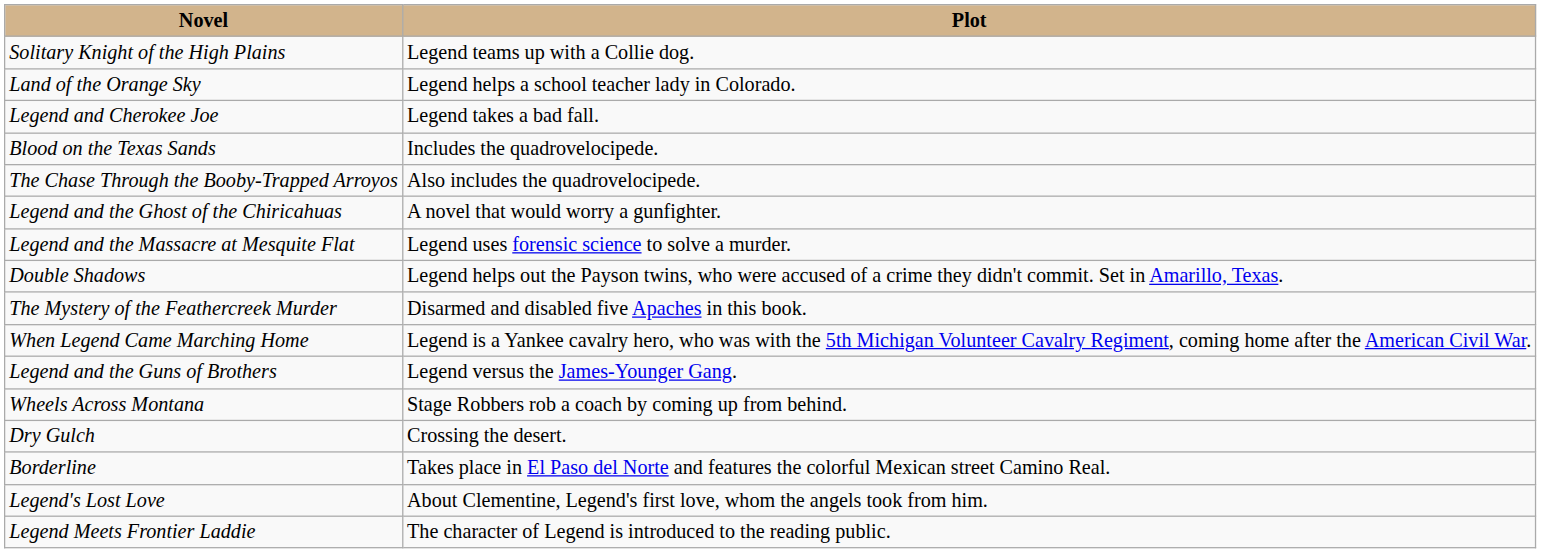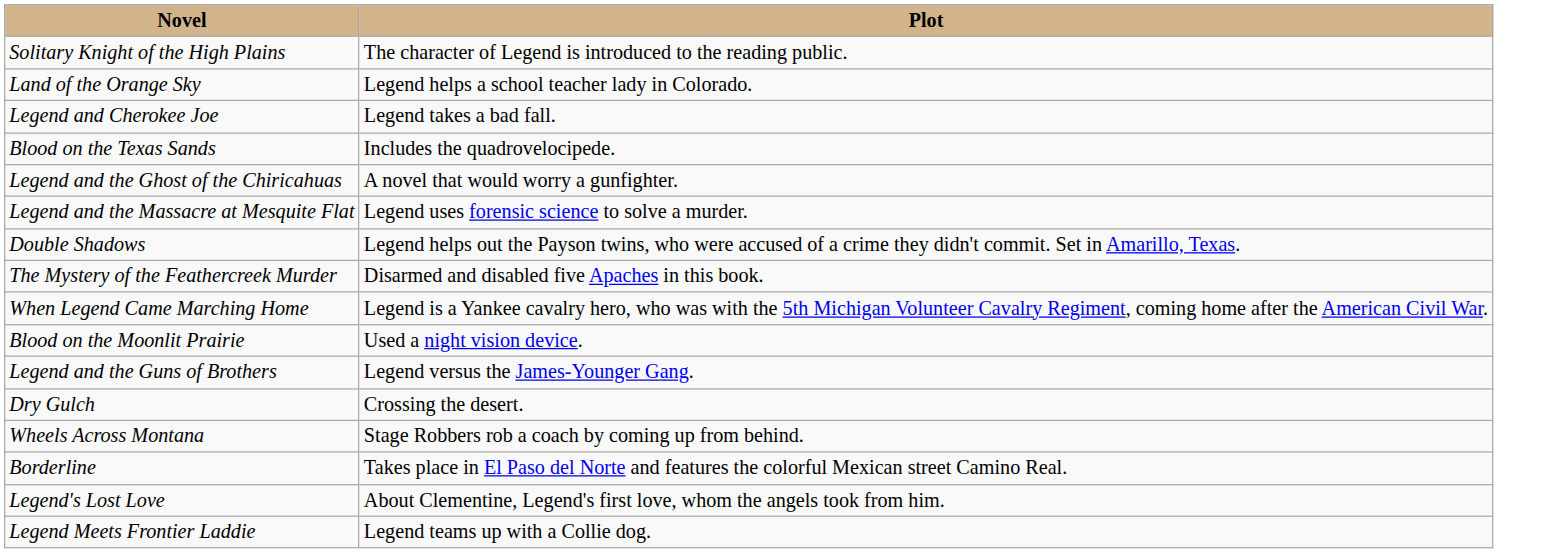(551, 52) Legend teams up with a Collie dog. -> (606, 52) The character of Legend is introduced to the reading public.
- row: (204, 180)
+ row: (127, 340)
rows swapped: (107, 404) <-> (52, 436)
(649, 532) The character of Legend is introduced to the reading public. -> (507, 532) Legend teams up with a Collie dog.
